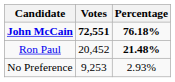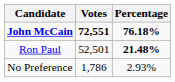(94, 49) 20,452 -> (94, 49) 52,501
(94, 67) 9,253 -> (94, 67) 1,786
